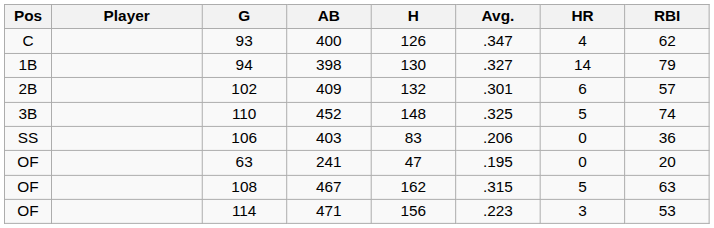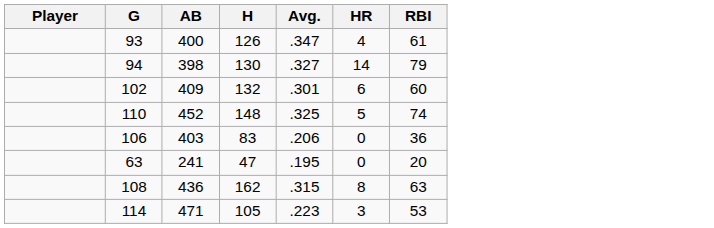- column: (28, 16)
(667, 41) 62 -> (418, 41) 61
(667, 89) 57 -> (418, 89) 60
(329, 187) 467 -> (191, 187) 436
(583, 187) 5 -> (361, 187) 8
(413, 211) 156 -> (248, 211) 105
